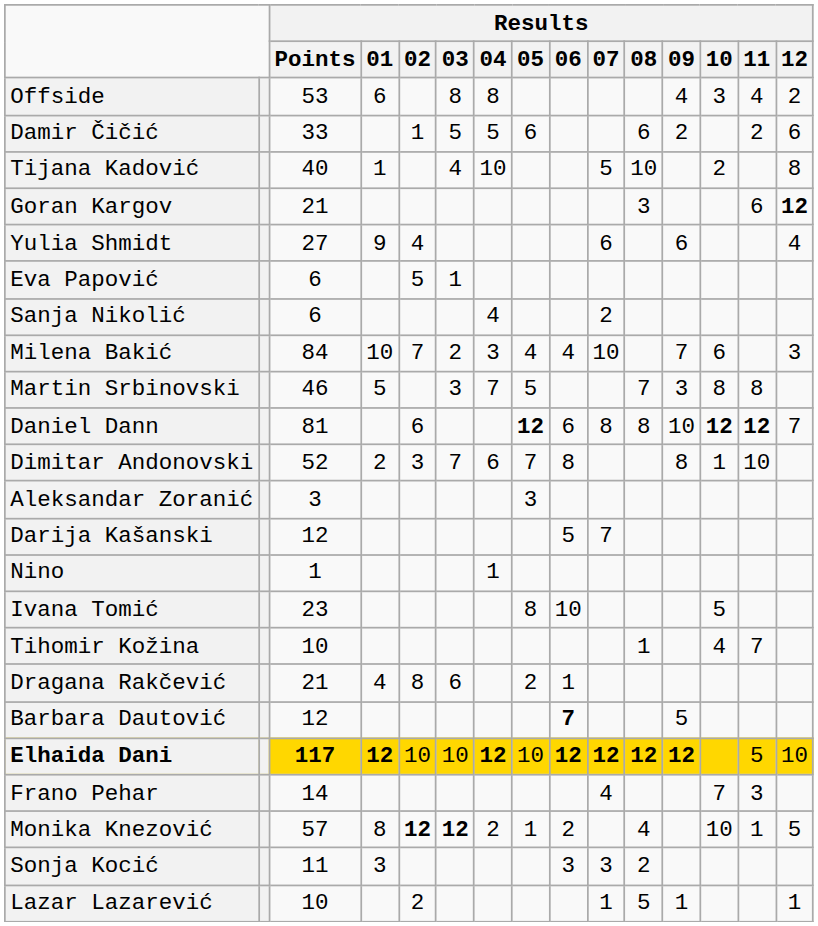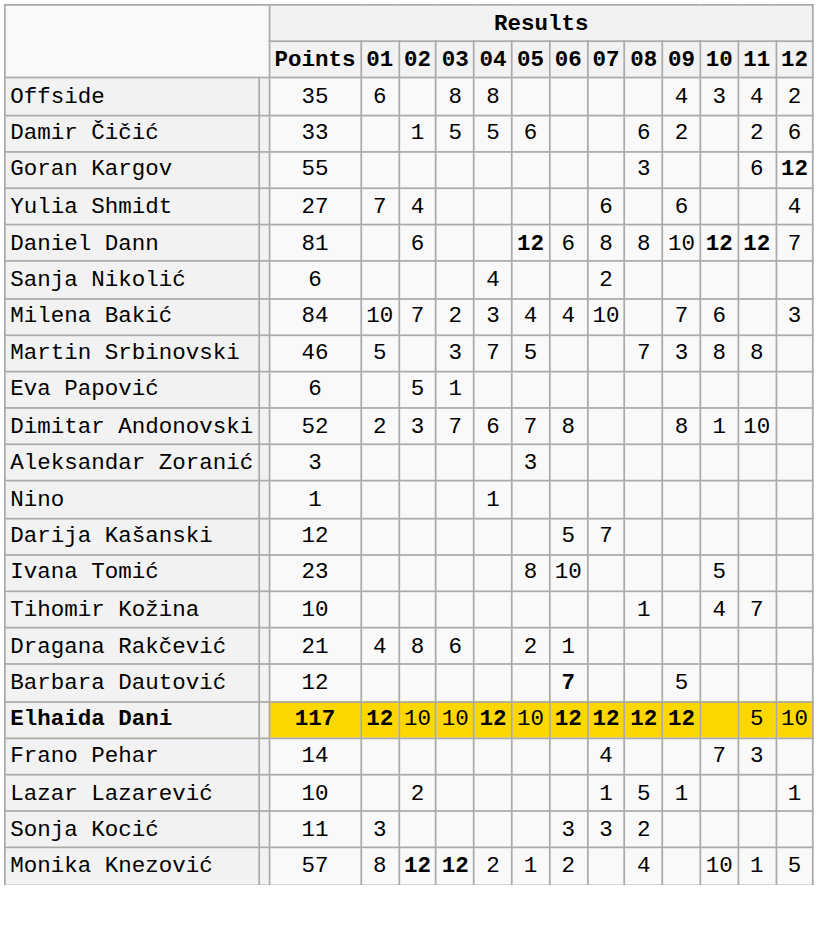(315, 97) 53 -> (315, 97) 35
- row: (105, 170)
(315, 206) 21 -> (315, 170) 55
(380, 243) 9 -> (380, 206) 7
rows swapped: (84, 426) <-> (84, 280)
rows swapped: (111, 536) <-> (37, 573)
rows swapped: (111, 830) <-> (111, 903)
